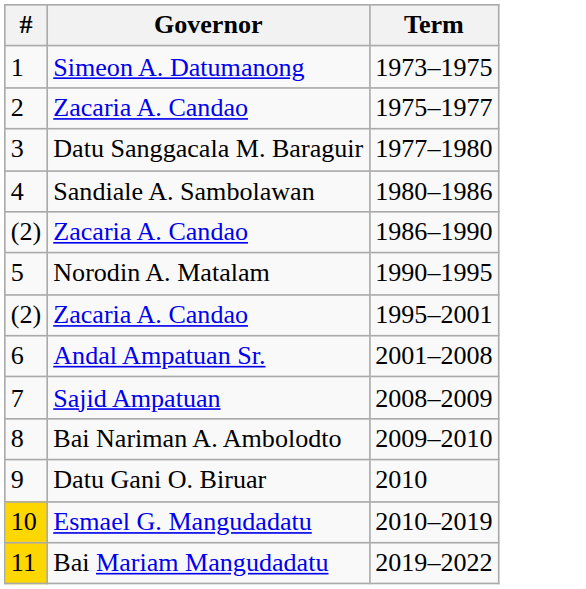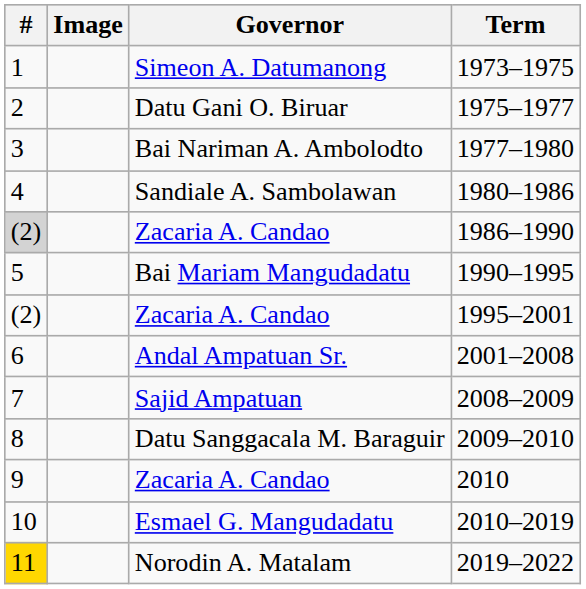+ column: (88, 25)
(151, 107) Zacaria A. Candao -> (241, 107) Datu Gani O. Biruar
(208, 149) Datu Sanggacala M. Baraguir -> (279, 149) Bai Nariman A. Ambolodto
(26, 231) no background -> (26, 231) lightgrey background
(162, 273) Norodin A. Matalam -> (272, 273) Bai Mariam Mangudadatu
(197, 438) Bai Nariman A. Ambolodto -> (290, 438) Datu Sanggacala M. Baraguir
(160, 480) Datu Gani O. Biruar -> (232, 480) Zacaria A. Candao
(24, 521) gold background -> (24, 521) no background
(191, 562) Bai Mariam Mangudadatu -> (243, 562) Norodin A. Matalam
